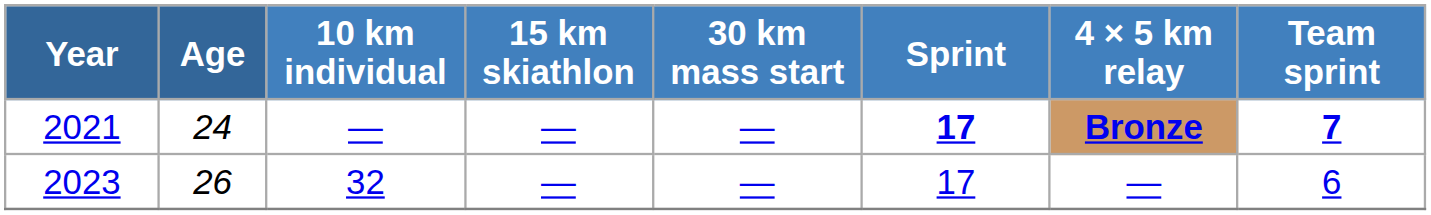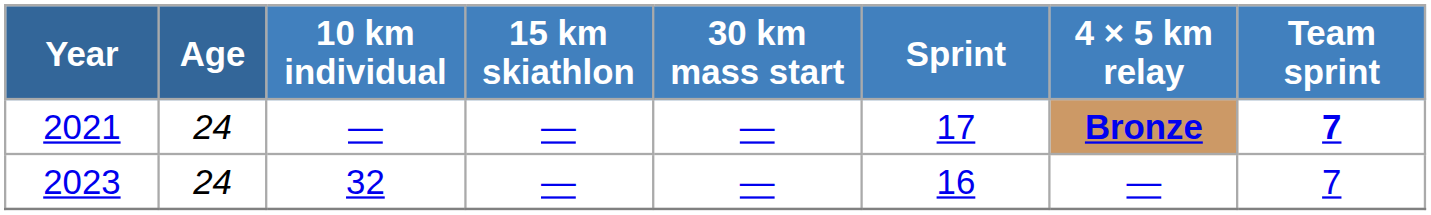(956, 127) bold -> (956, 127) normal
(213, 182) 26 -> (213, 182) 24
(956, 182) 17 -> (956, 182) 16
(1332, 182) 6 -> (1332, 182) 7
